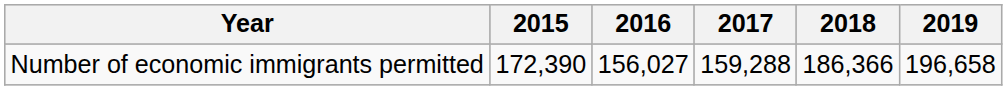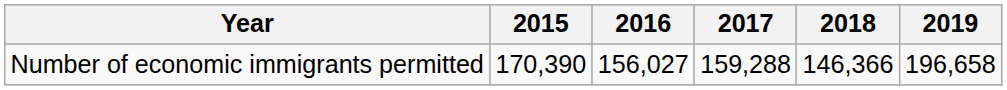(541, 64) 172,390 -> (541, 64) 170,390
(848, 64) 186,366 -> (848, 64) 146,366
